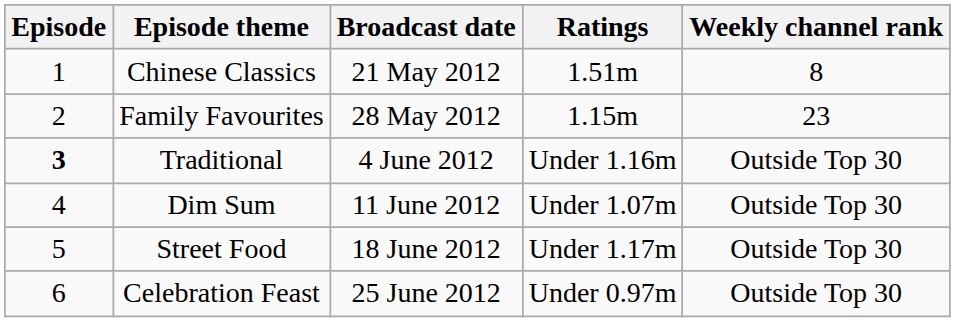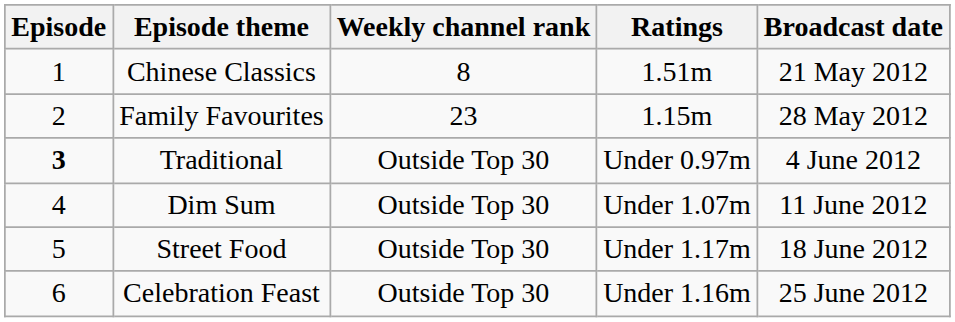columns swapped: (426, 26) <-> (816, 26)
(603, 159) Under 1.16m -> (677, 159) Under 0.97m
(603, 293) Under 0.97m -> (677, 293) Under 1.16m
